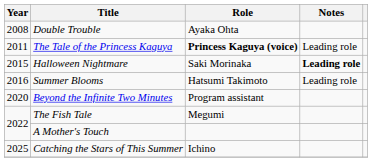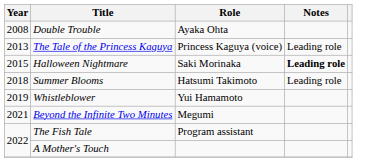(17, 47) 2011 -> (18, 47) 2013
(243, 47) bold -> (230, 47) normal
(18, 81) 2016 -> (18, 81) 2018
+ row: (64, 98)
(18, 98) 2020 -> (18, 115) 2021
(226, 98) Program assistant -> (196, 115) Megumi
(206, 115) Megumi -> (215, 132) Program assistant
- row: (108, 149)
